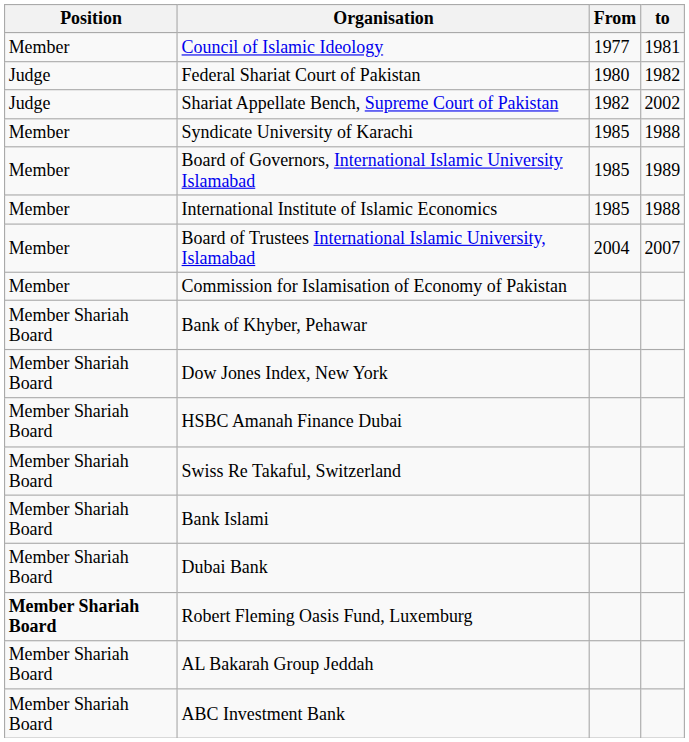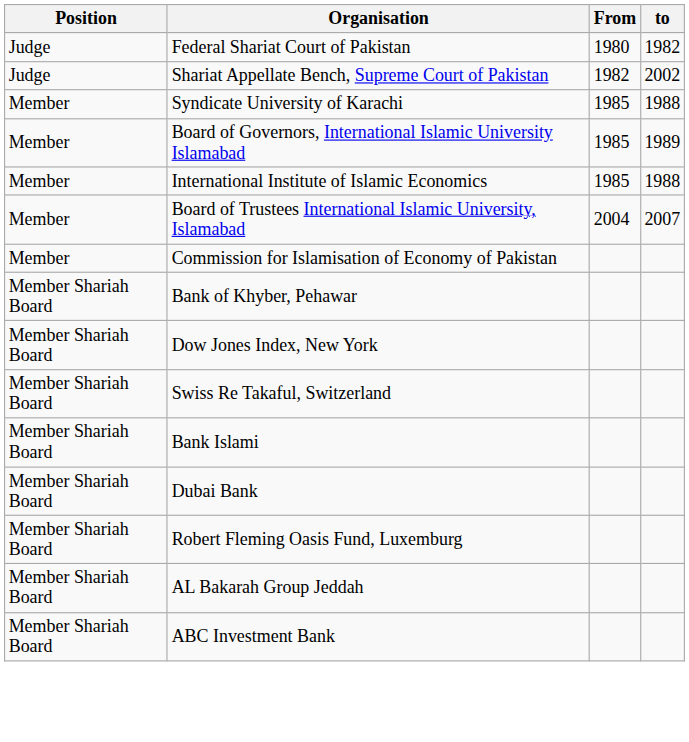- row: (282, 47)
- row: (292, 422)
(74, 616) bold -> (69, 539) normal
